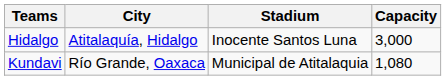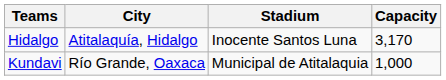(394, 39) 3,000 -> (394, 39) 3,170
(394, 63) 1,080 -> (394, 63) 1,000
